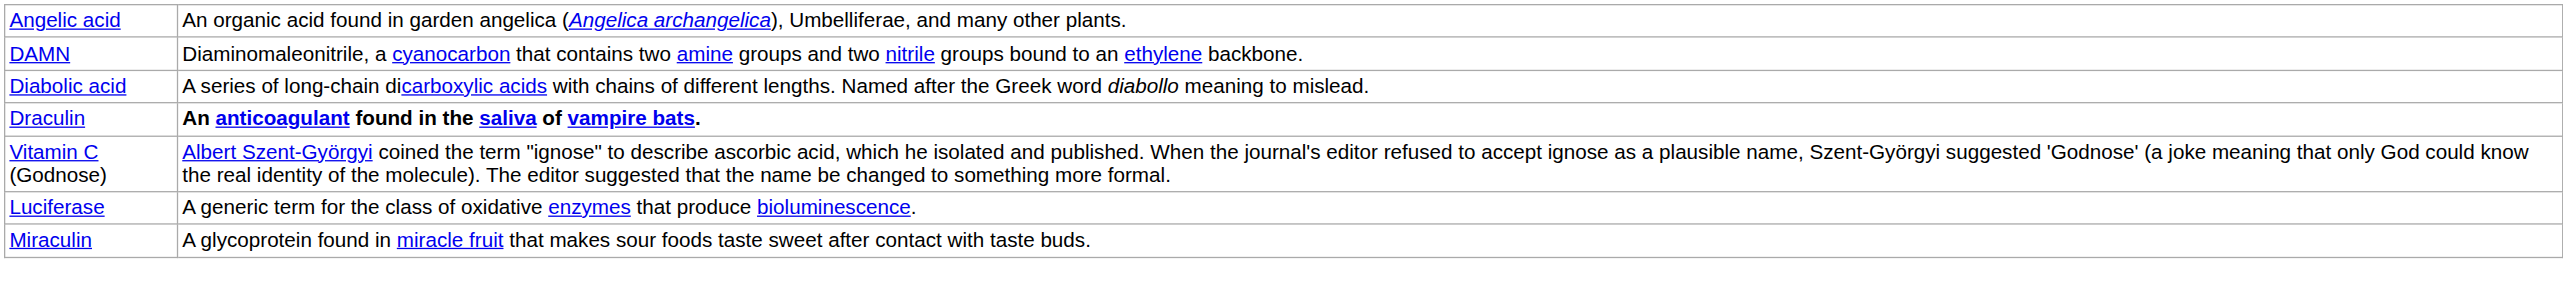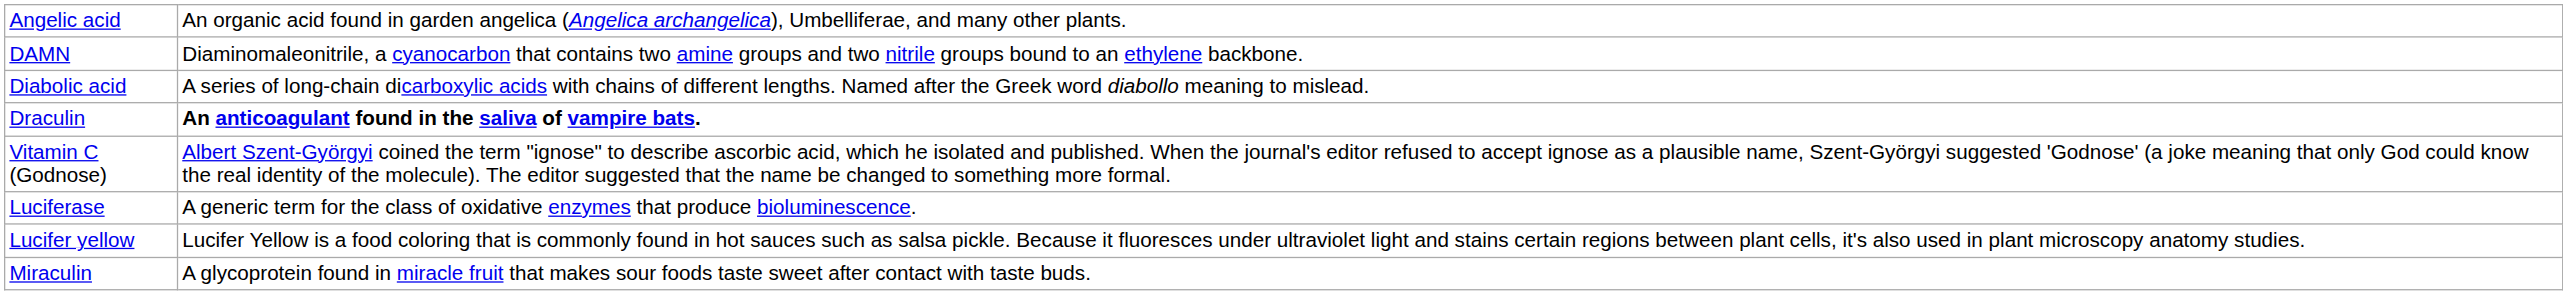+ row: (72, 240)
